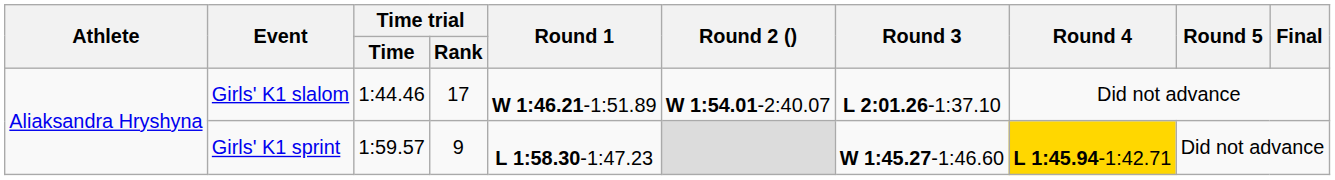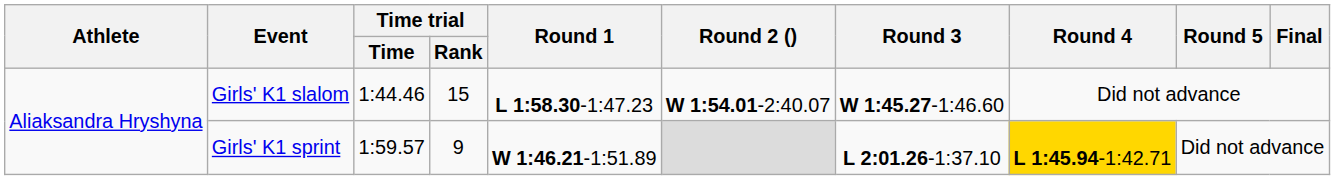(458, 95) 17 -> (458, 95) 15
(574, 106) W 1:46.21-1:51.89 -> (574, 106) L 1:58.30-1:47.23
(922, 106) L 2:01.26-1:37.10 -> (922, 106) W 1:45.27-1:46.60
(574, 159) L 1:58.30-1:47.23 -> (574, 159) W 1:46.21-1:51.89
(922, 159) W 1:45.27-1:46.60 -> (922, 159) L 2:01.26-1:37.10
